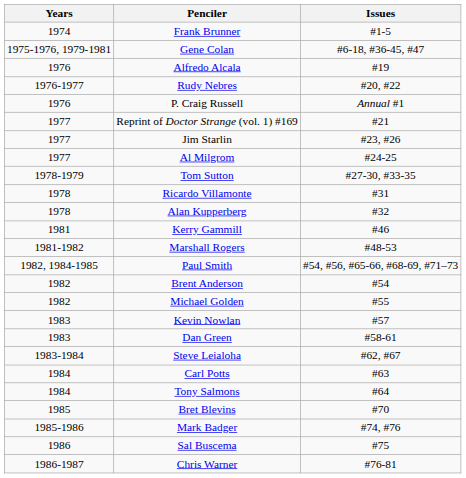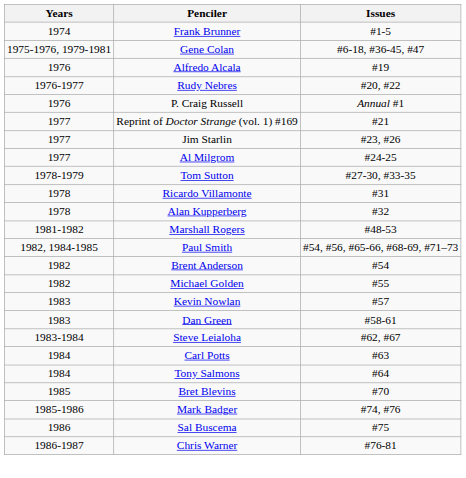- row: (207, 229)
